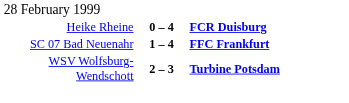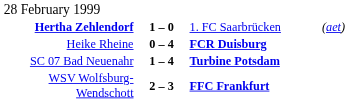+ row: (84, 27)
(229, 44) FFC Frankfurt -> (235, 61) Turbine Potsdam
(235, 68) Turbine Potsdam -> (229, 85) FFC Frankfurt
